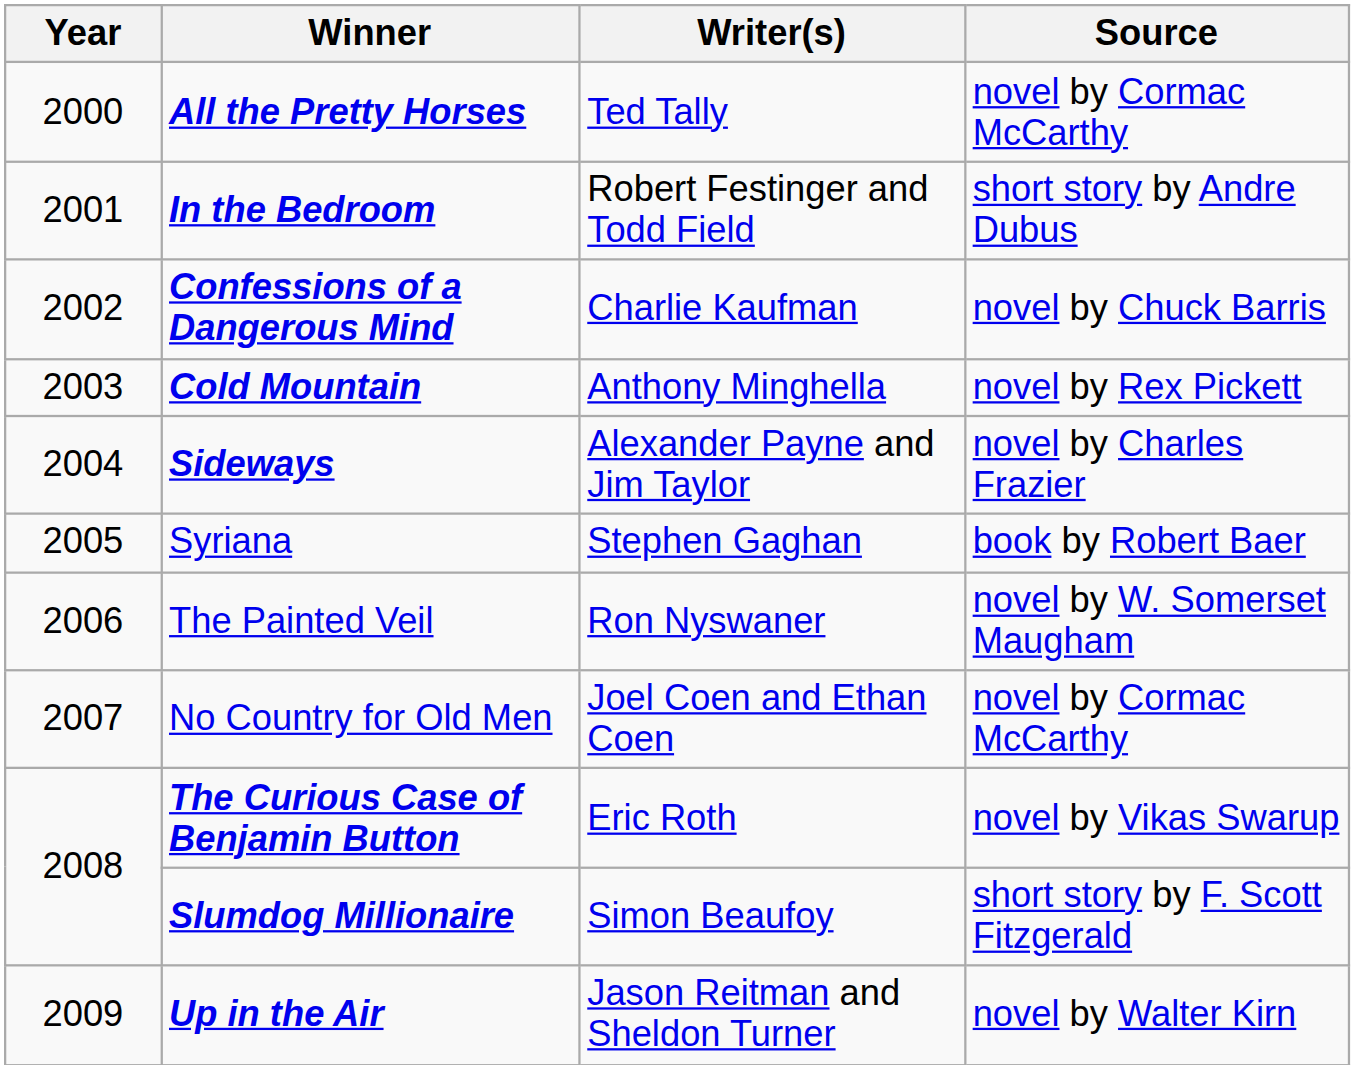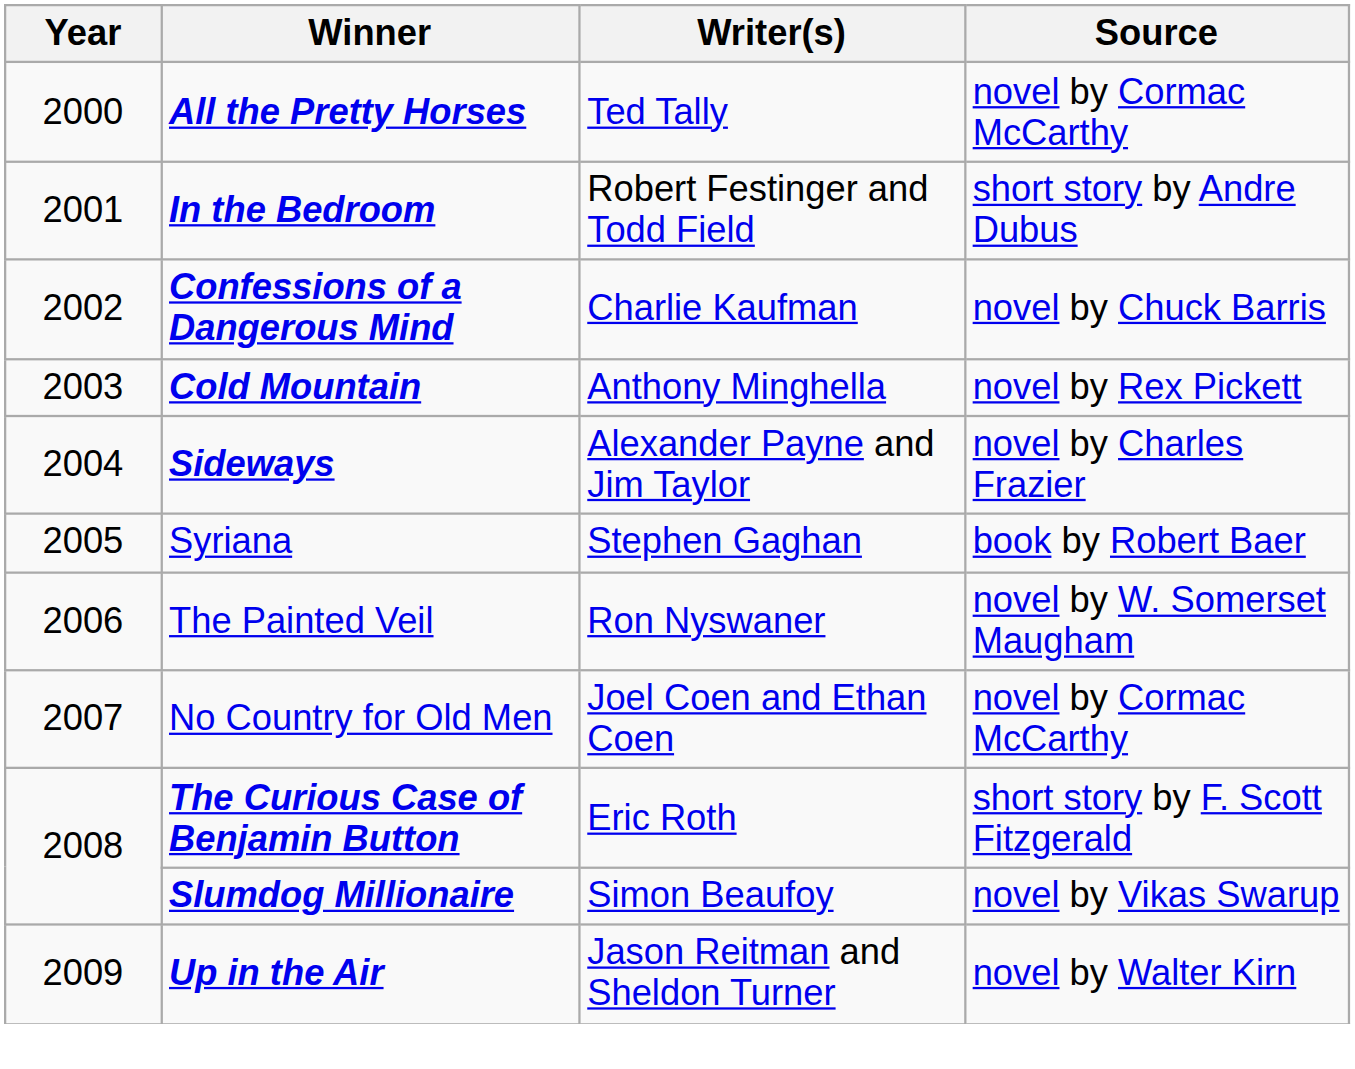(1156, 817) novel by Vikas Swarup -> (1147, 817) short story by F. Scott Fitzgerald
(1147, 915) short story by F. Scott Fitzgerald -> (1156, 895) novel by Vikas Swarup
